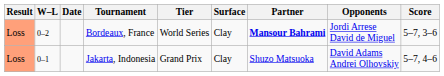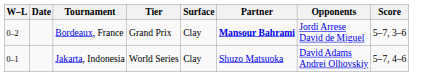- column: (20, 12)
(184, 32) World Series -> (150, 32) Grand Prix
(181, 58) Grand Prix -> (154, 58) World Series
